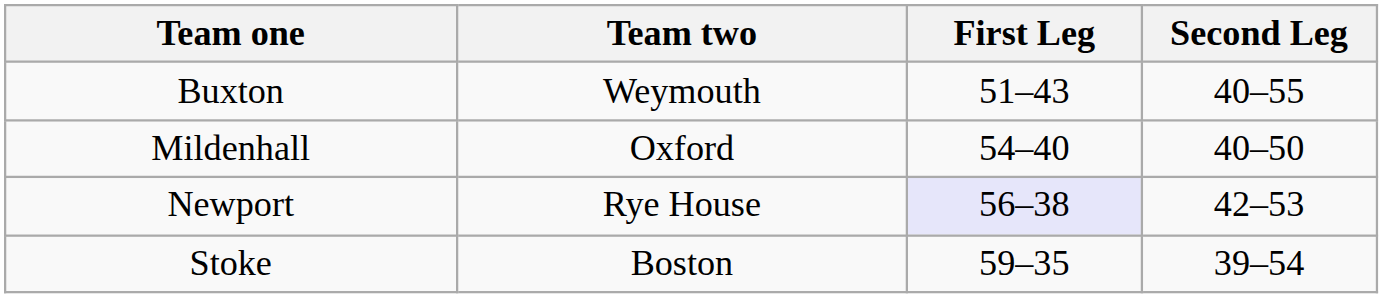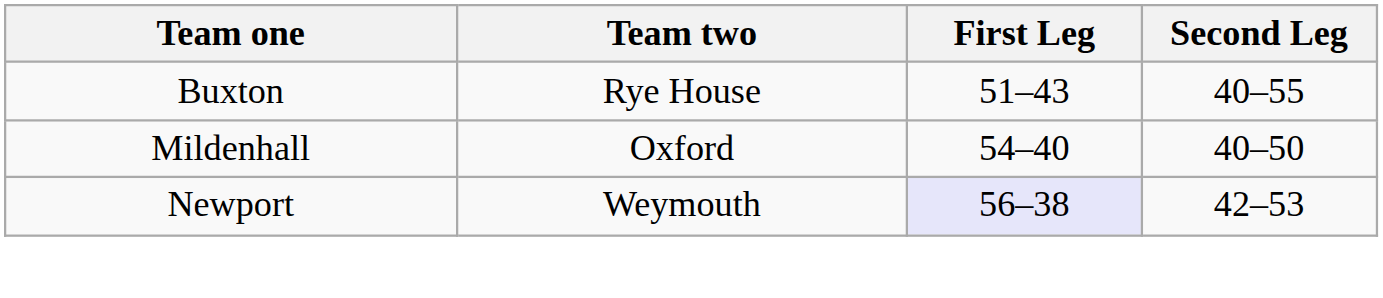(682, 90) Weymouth -> (682, 90) Rye House
(682, 205) Rye House -> (682, 205) Weymouth
- row: (231, 262)
